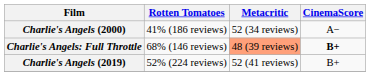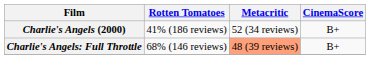(333, 29) A− -> (333, 29) B+
(333, 46) bold -> (333, 46) normal
- row: (74, 63)
